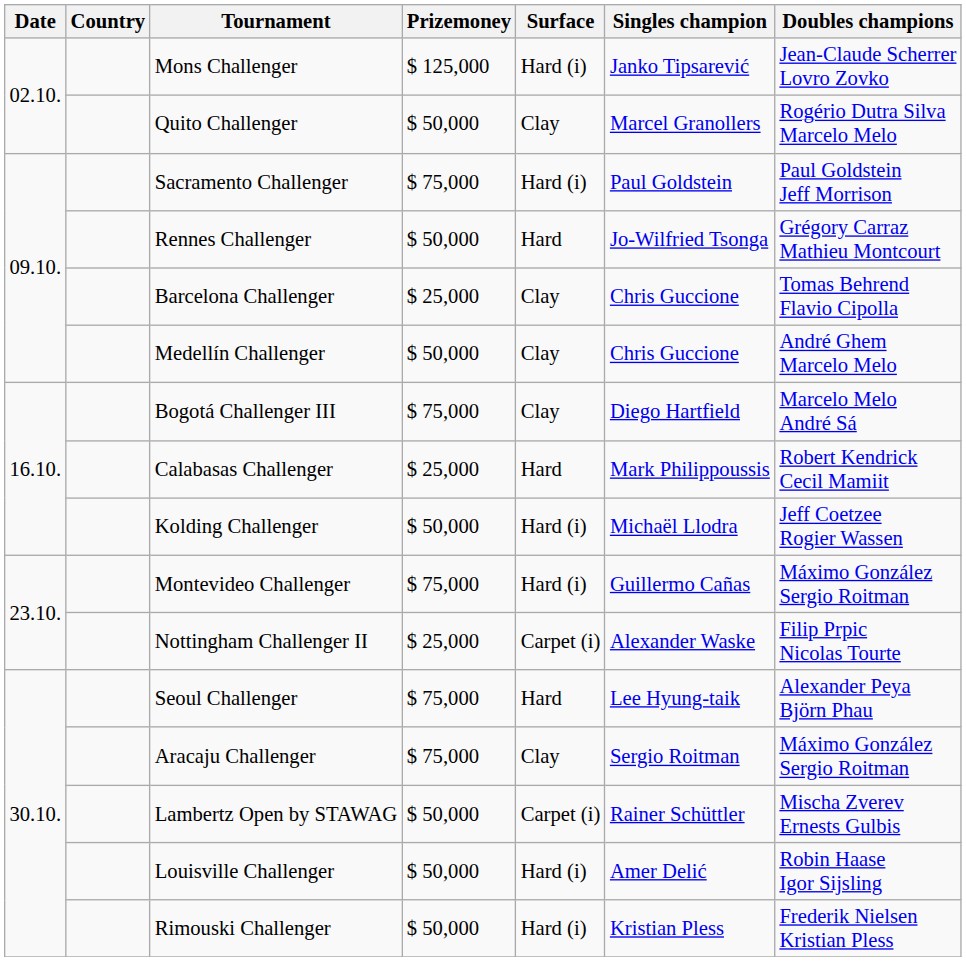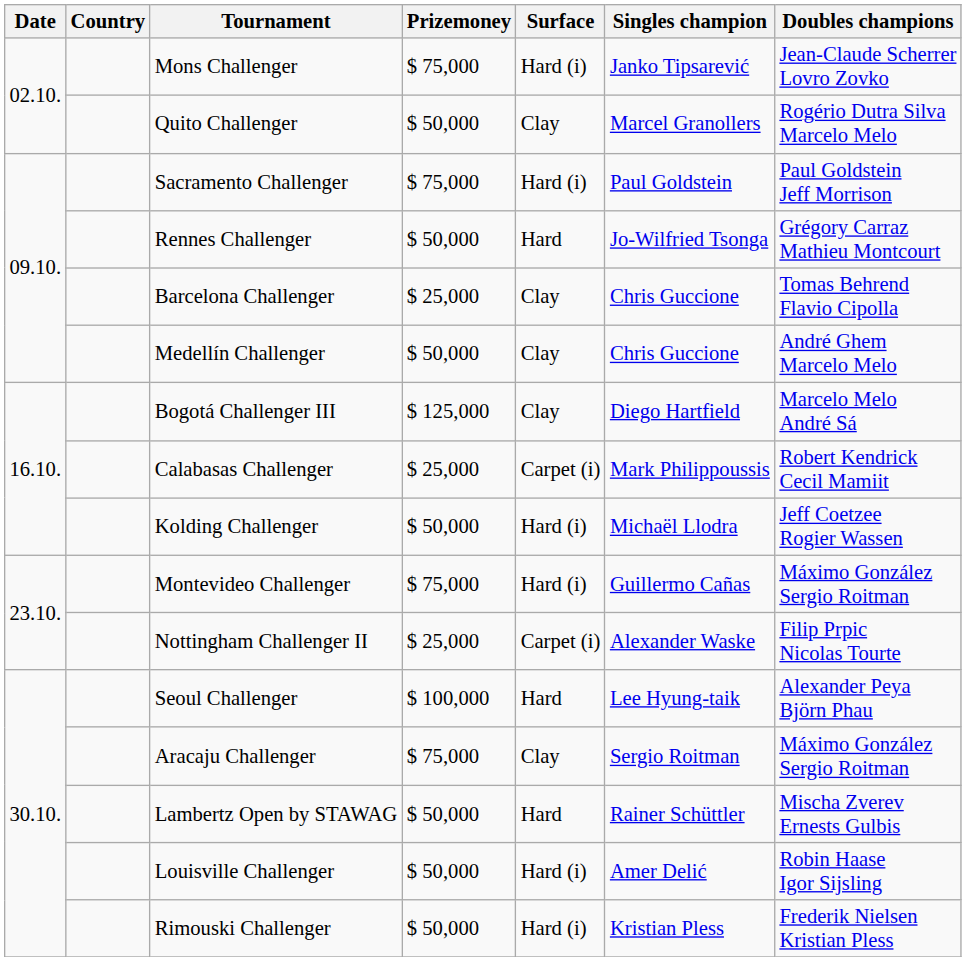(448, 66) $ 125,000 -> (443, 66) $ 75,000
(443, 410) $ 75,000 -> (448, 410) $ 125,000
(541, 468) Hard -> (560, 468) Carpet (i)
(443, 698) $ 75,000 -> (448, 698) $ 100,000
(560, 812) Carpet (i) -> (541, 812) Hard
